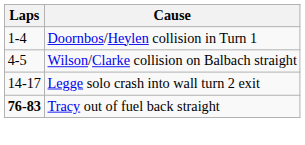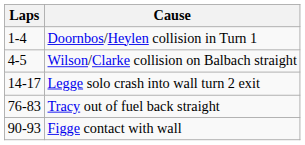(24, 106) bold -> (24, 106) normal
+ row: (115, 128)
